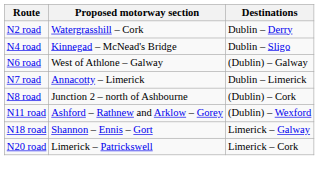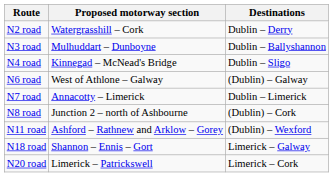+ row: (24, 46)
